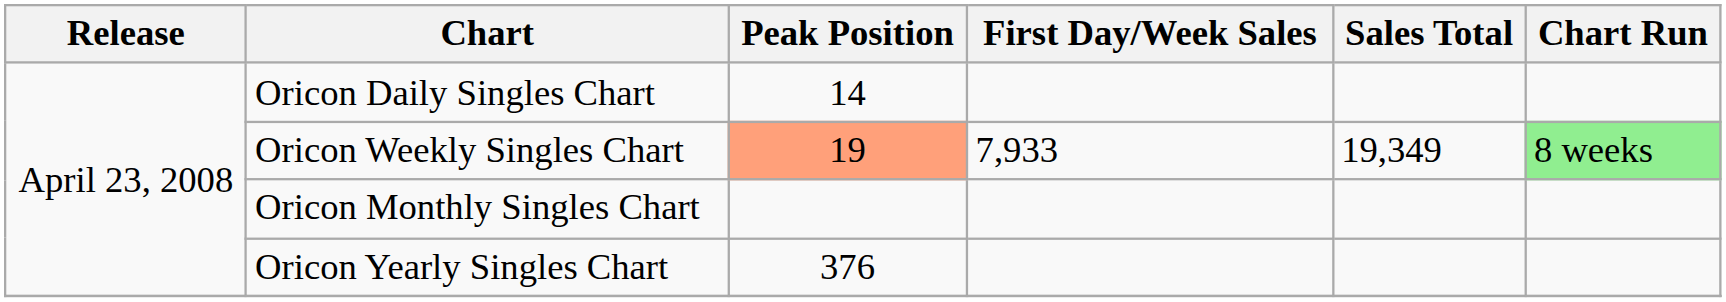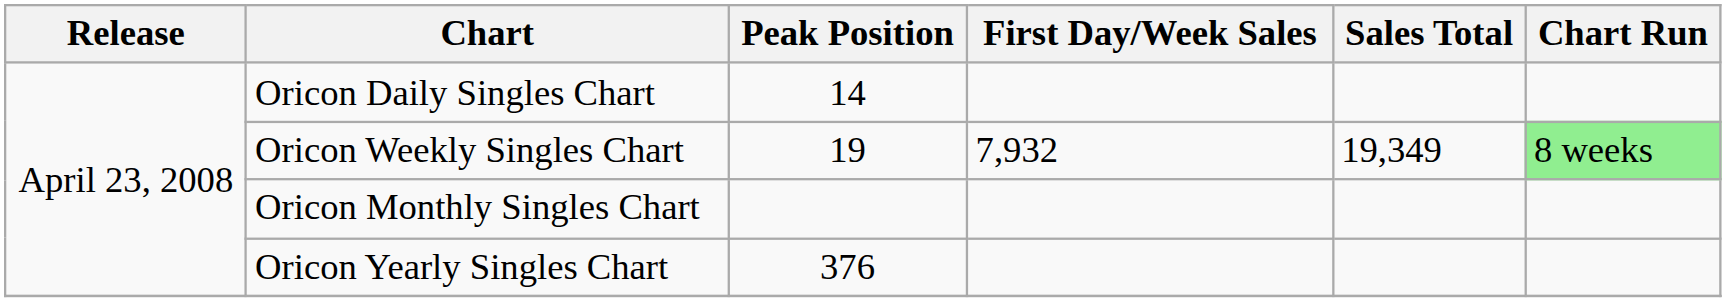(847, 149) lightsalmon background -> (847, 149) no background
(1017, 149) 7,933 -> (1017, 149) 7,932
